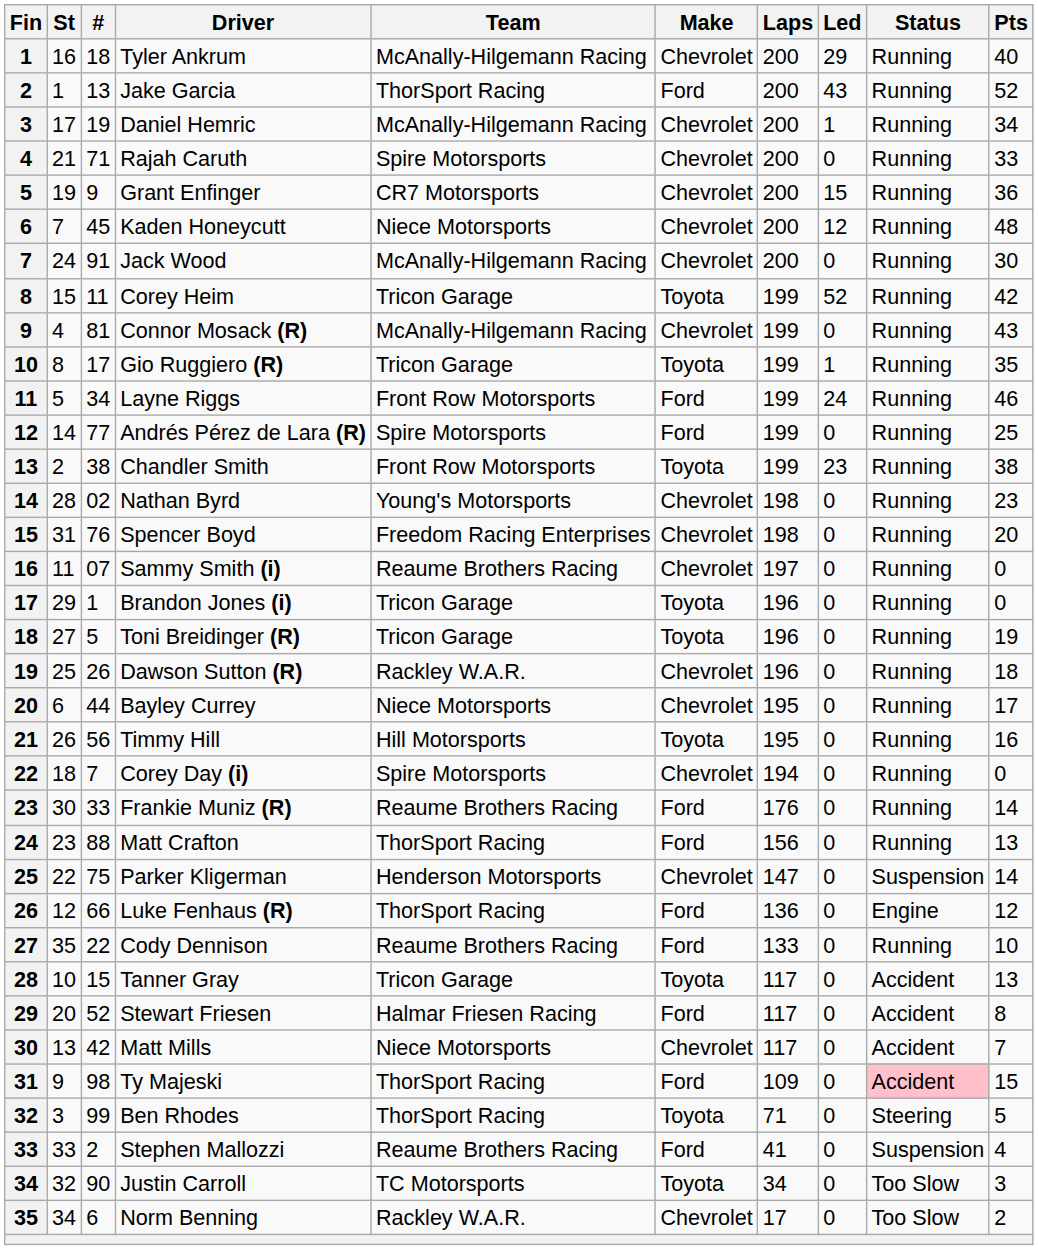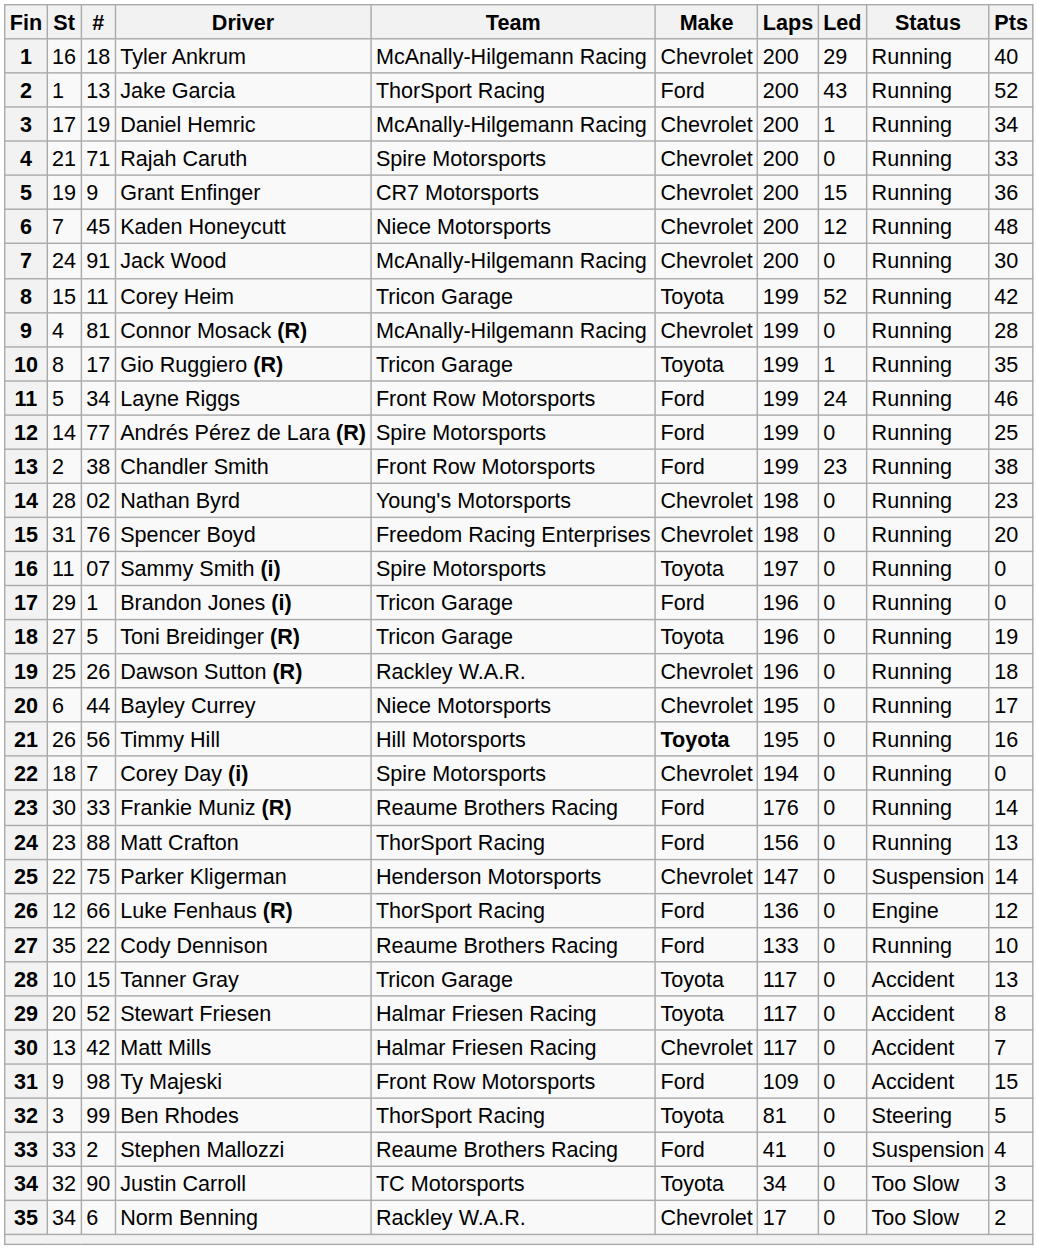(1006, 330) 43 -> (1006, 330) 28
(692, 466) Toyota -> (683, 466) Ford
(497, 569) Reaume Brothers Racing -> (461, 569) Spire Motorsports
(707, 569) Chevrolet -> (692, 569) Toyota
(692, 603) Toyota -> (683, 603) Ford
(692, 740) normal -> (695, 740) bold
(683, 1013) Ford -> (692, 1013) Toyota
(463, 1047) Niece Motorsports -> (486, 1047) Halmar Friesen Racing
(460, 1081) ThorSport Racing -> (486, 1081) Front Row Motorsports
(913, 1081) pink background -> (913, 1081) no background
(775, 1115) 71 -> (775, 1115) 81
